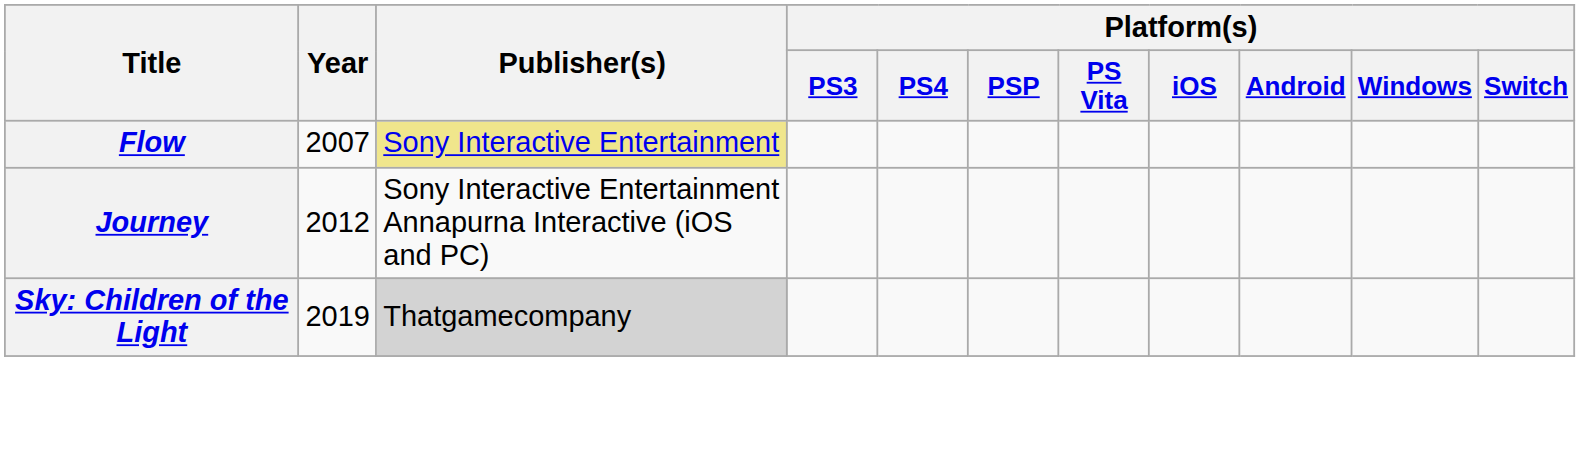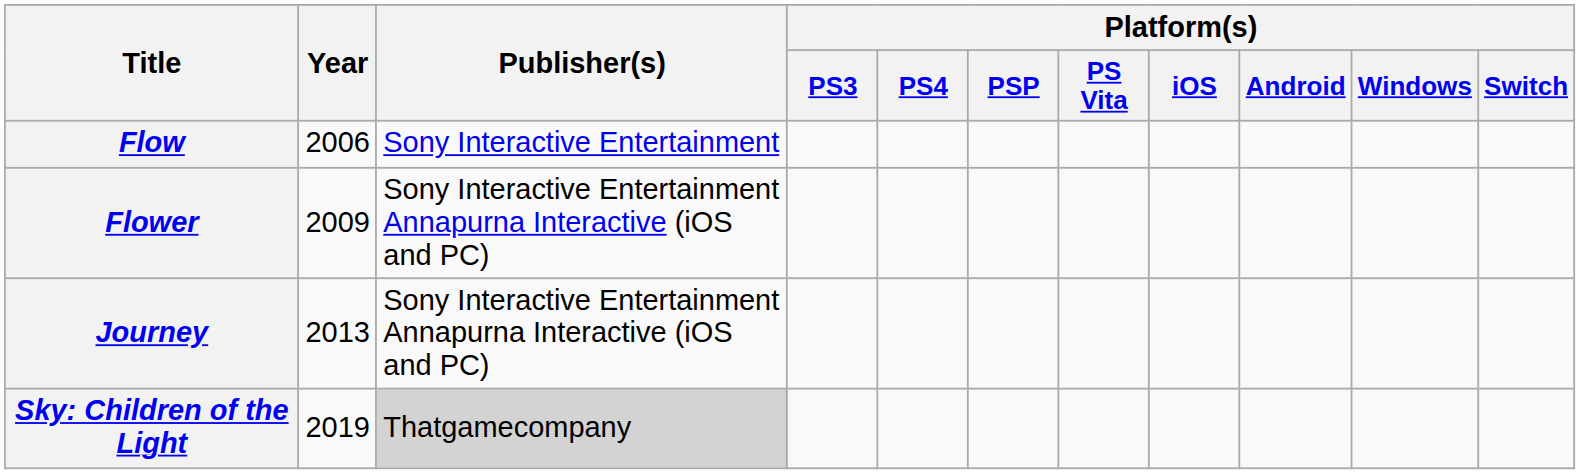(338, 143) 2007 -> (338, 143) 2006
(581, 143) khaki background -> (581, 143) no background
+ row: (152, 222)
(338, 222) 2012 -> (338, 333) 2013
